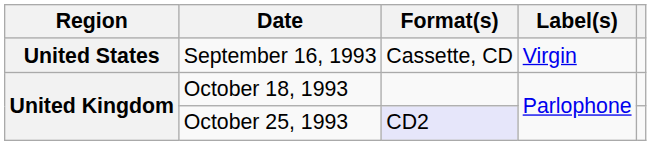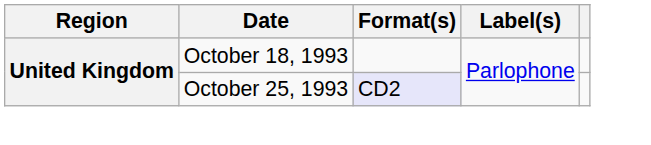- row: (280, 55)
